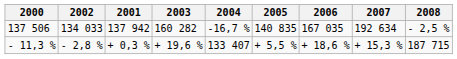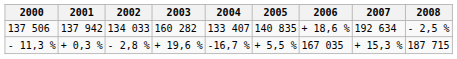columns swapped: (129, 13) <-> (82, 13)
(229, 29) -16,7 % -> (229, 29) 133 407
(323, 29) 167 035 -> (326, 29) + 18,6 %
(229, 45) 133 407 -> (229, 45) -16,7 %
(326, 45) + 18,6 % -> (323, 45) 167 035
